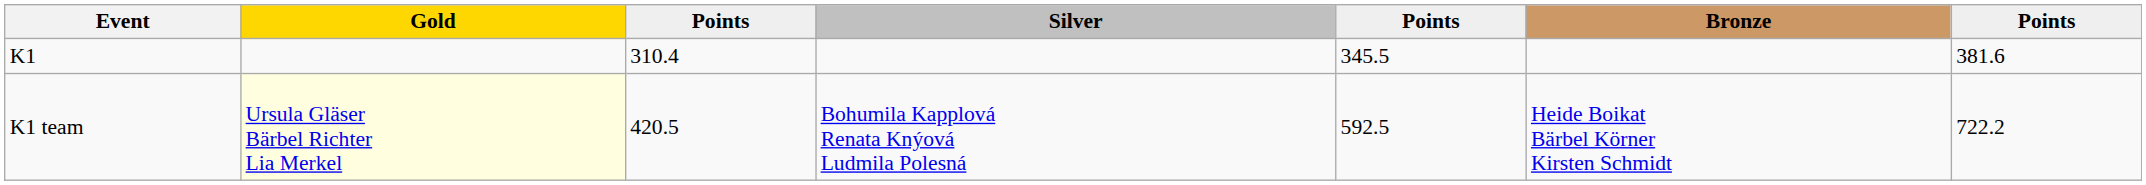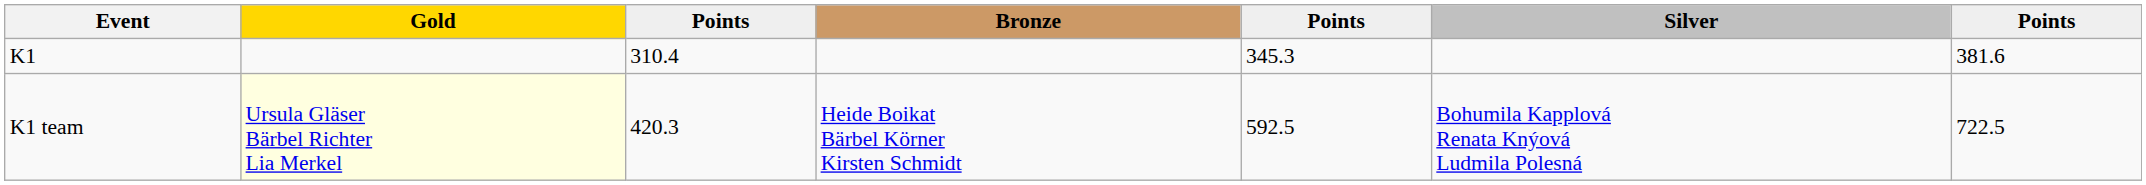columns swapped: (1076, 21) <-> (1739, 21)
(1365, 55) 345.5 -> (1270, 55) 345.3
(655, 126) 420.5 -> (655, 126) 420.3
(1981, 126) 722.2 -> (1981, 126) 722.5
